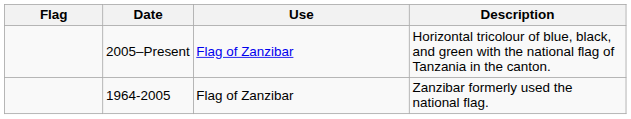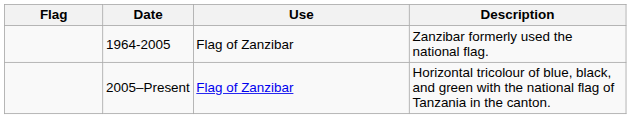rows swapped: (148, 51) <-> (138, 95)
